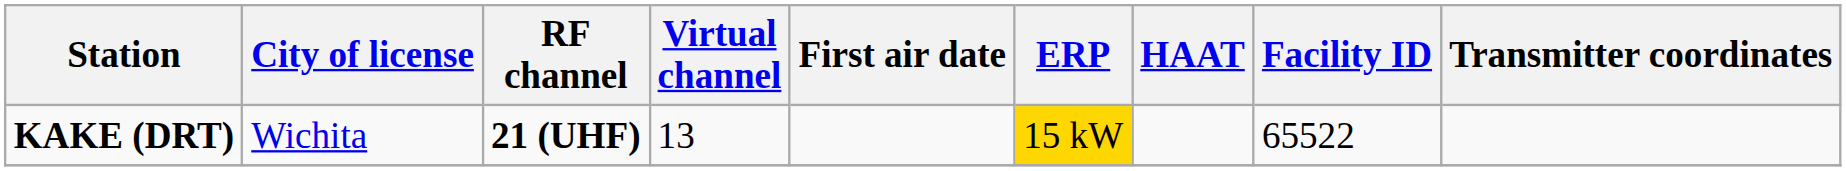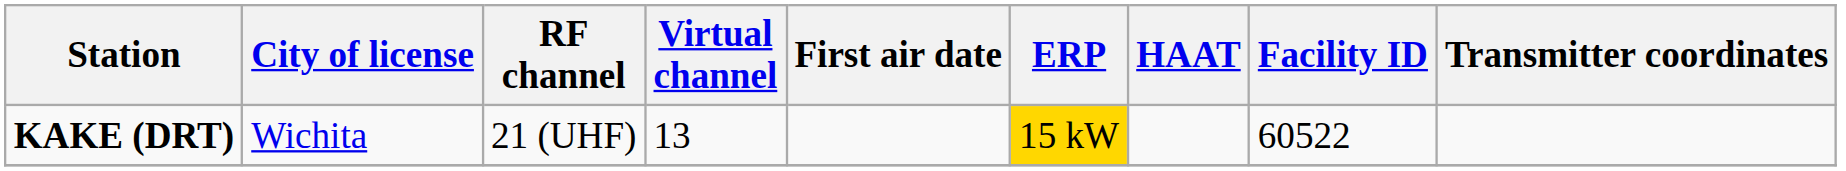(566, 134) bold -> (564, 134) normal
(1308, 134) 65522 -> (1304, 134) 60522
